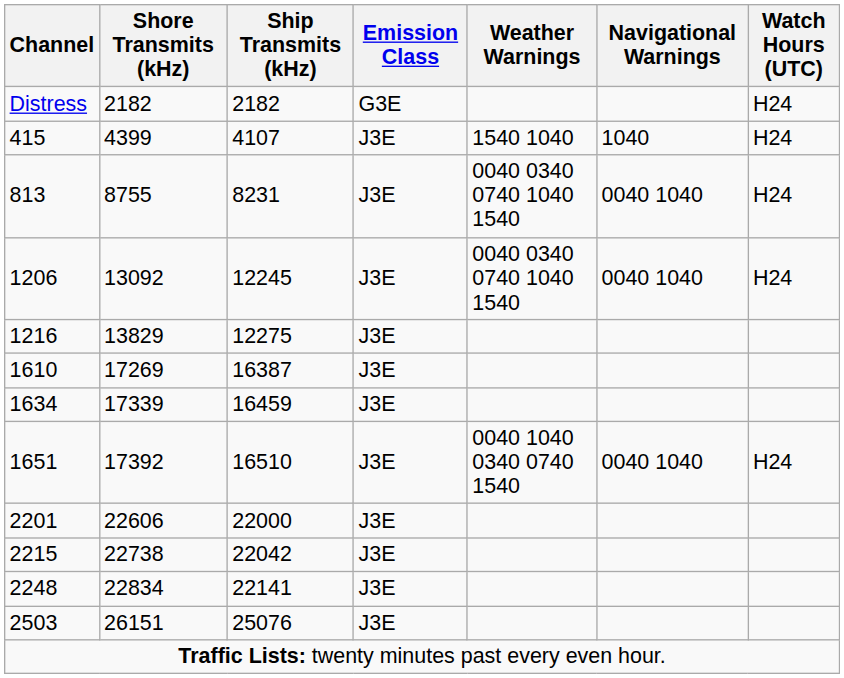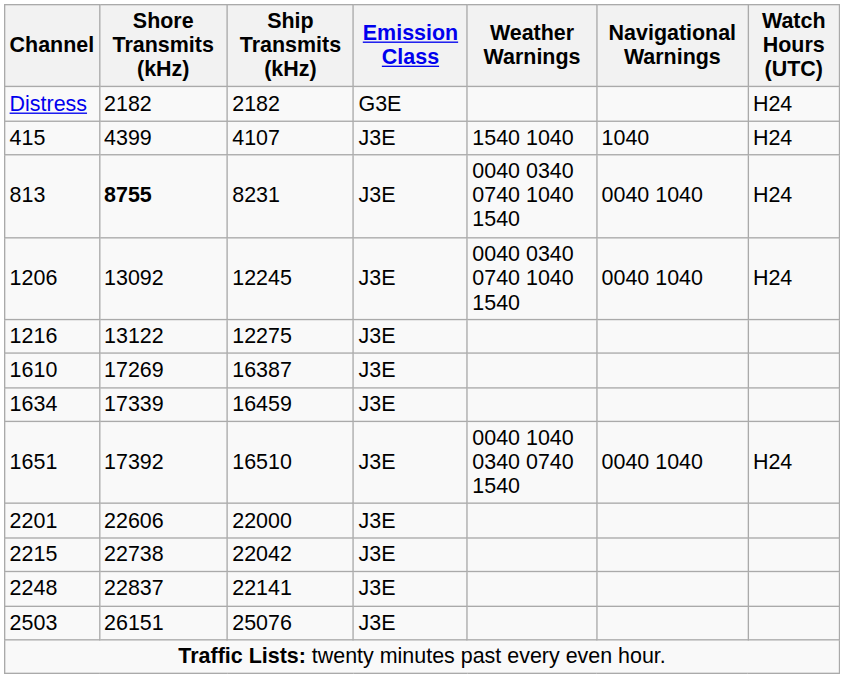(128, 195) normal -> (128, 195) bold
(134, 336) 13829 -> (134, 336) 13122
(134, 588) 22834 -> (134, 588) 22837
